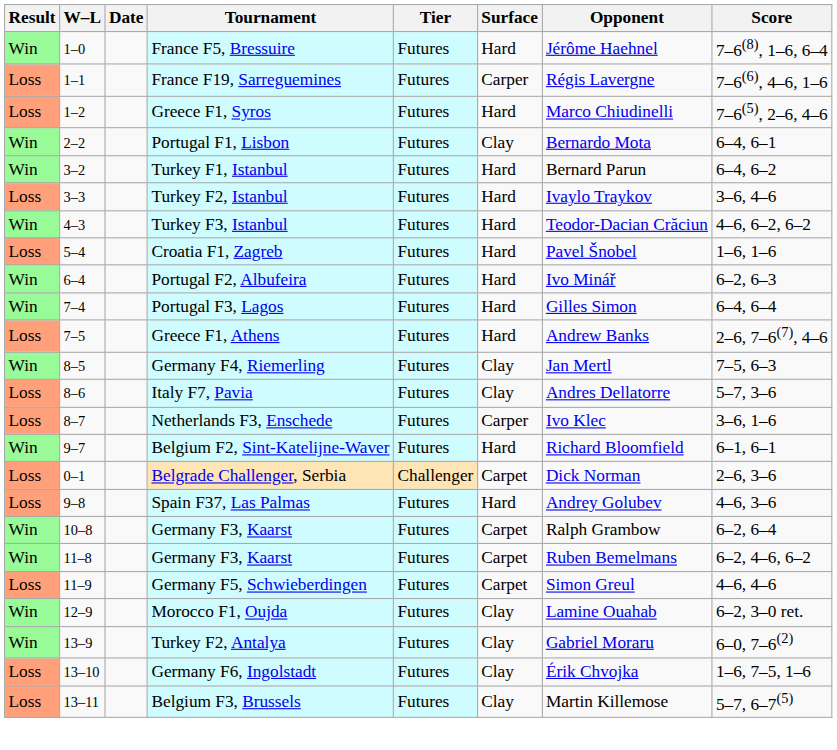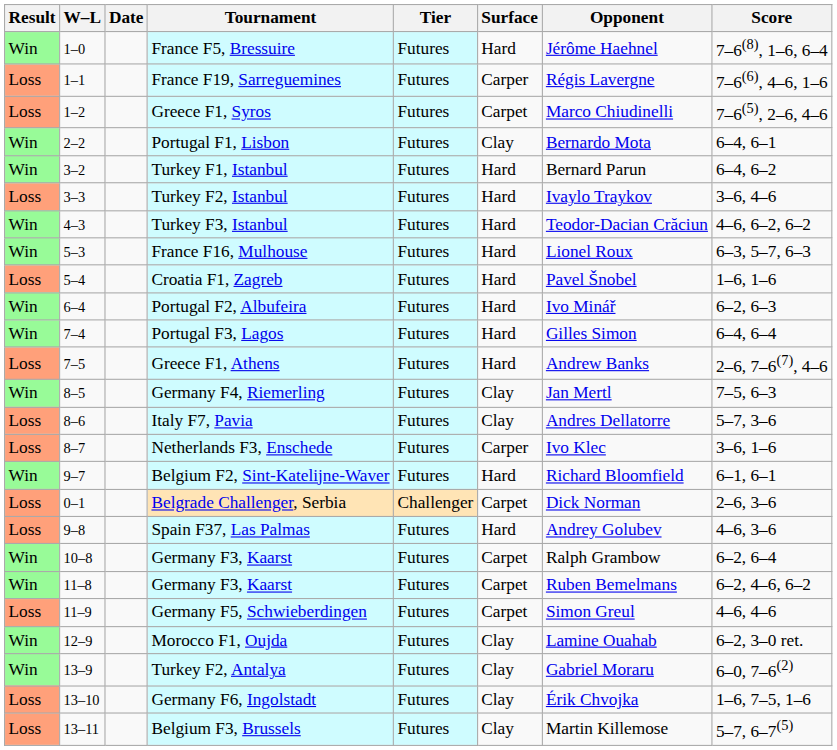(499, 112) Hard -> (504, 112) Carpet
+ row: (74, 252)
